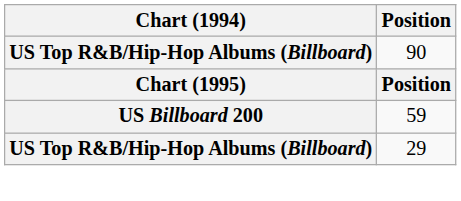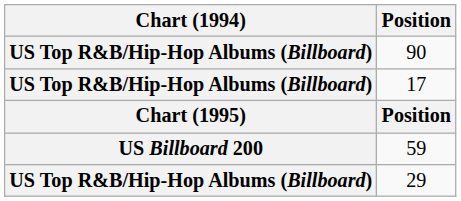+ row: (416, 84)
